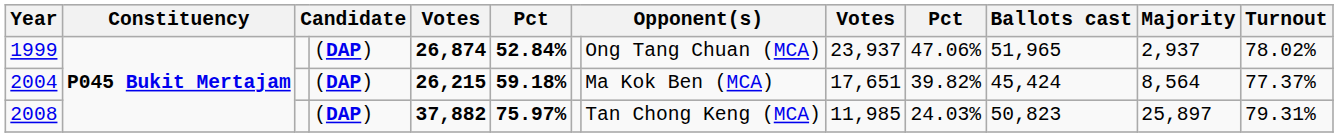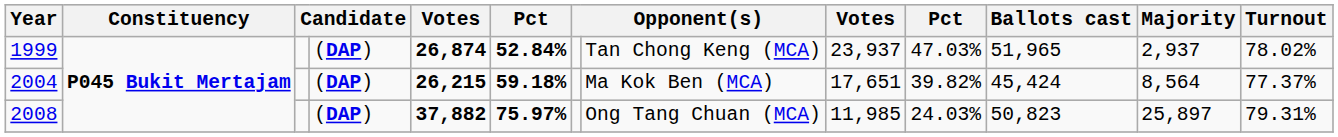(703, 52) Ong Tang Chuan (MCA) -> (703, 52) Tan Chong Keng (MCA)
(946, 52) 47.06% -> (946, 52) 47.03%
(703, 116) Tan Chong Keng (MCA) -> (703, 116) Ong Tang Chuan (MCA)
